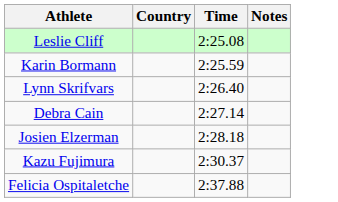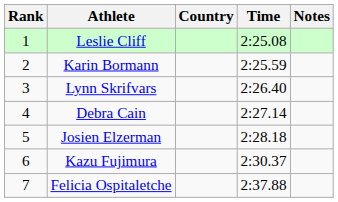+ column: (26, 16)
